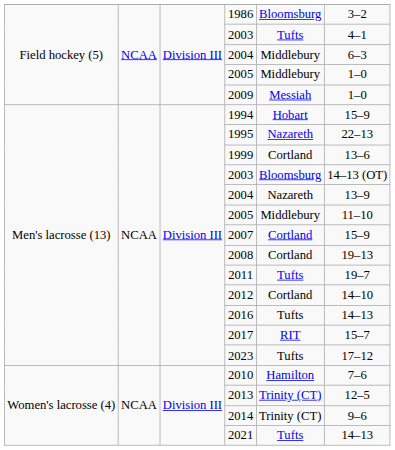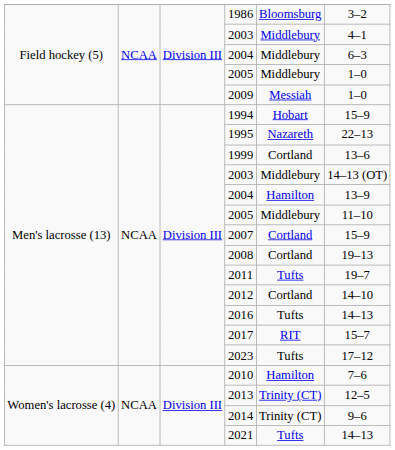(290, 34) Tufts -> (290, 34) Middlebury
(290, 174) Bloomsburg -> (290, 174) Middlebury
(290, 194) Nazareth -> (290, 194) Hamilton
